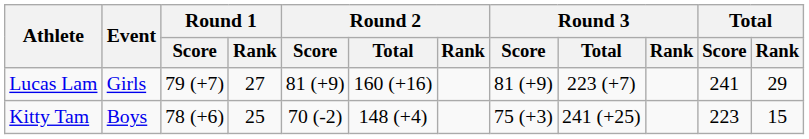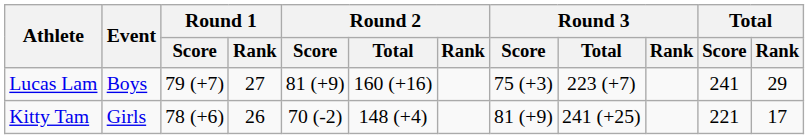(126, 84) Girls -> (127, 84) Boys
(523, 84) 81 (+9) -> (523, 84) 75 (+3)
(127, 117) Boys -> (126, 117) Girls
(255, 117) 25 -> (255, 117) 26
(523, 117) 75 (+3) -> (523, 117) 81 (+9)
(724, 117) 223 -> (724, 117) 221
(777, 117) 15 -> (777, 117) 17
